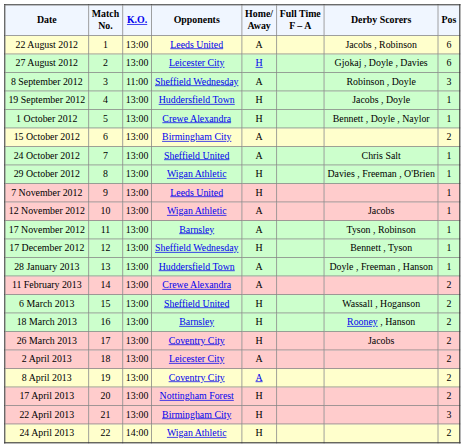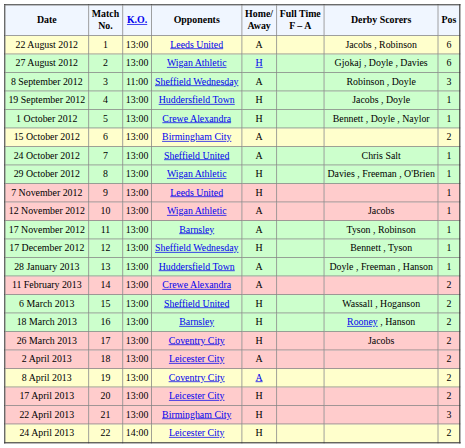(197, 63) Leicester City -> (197, 63) Wigan Athletic
(197, 396) Nottingham Forest -> (197, 396) Leicester City
(197, 433) Wigan Athletic -> (197, 433) Leicester City
